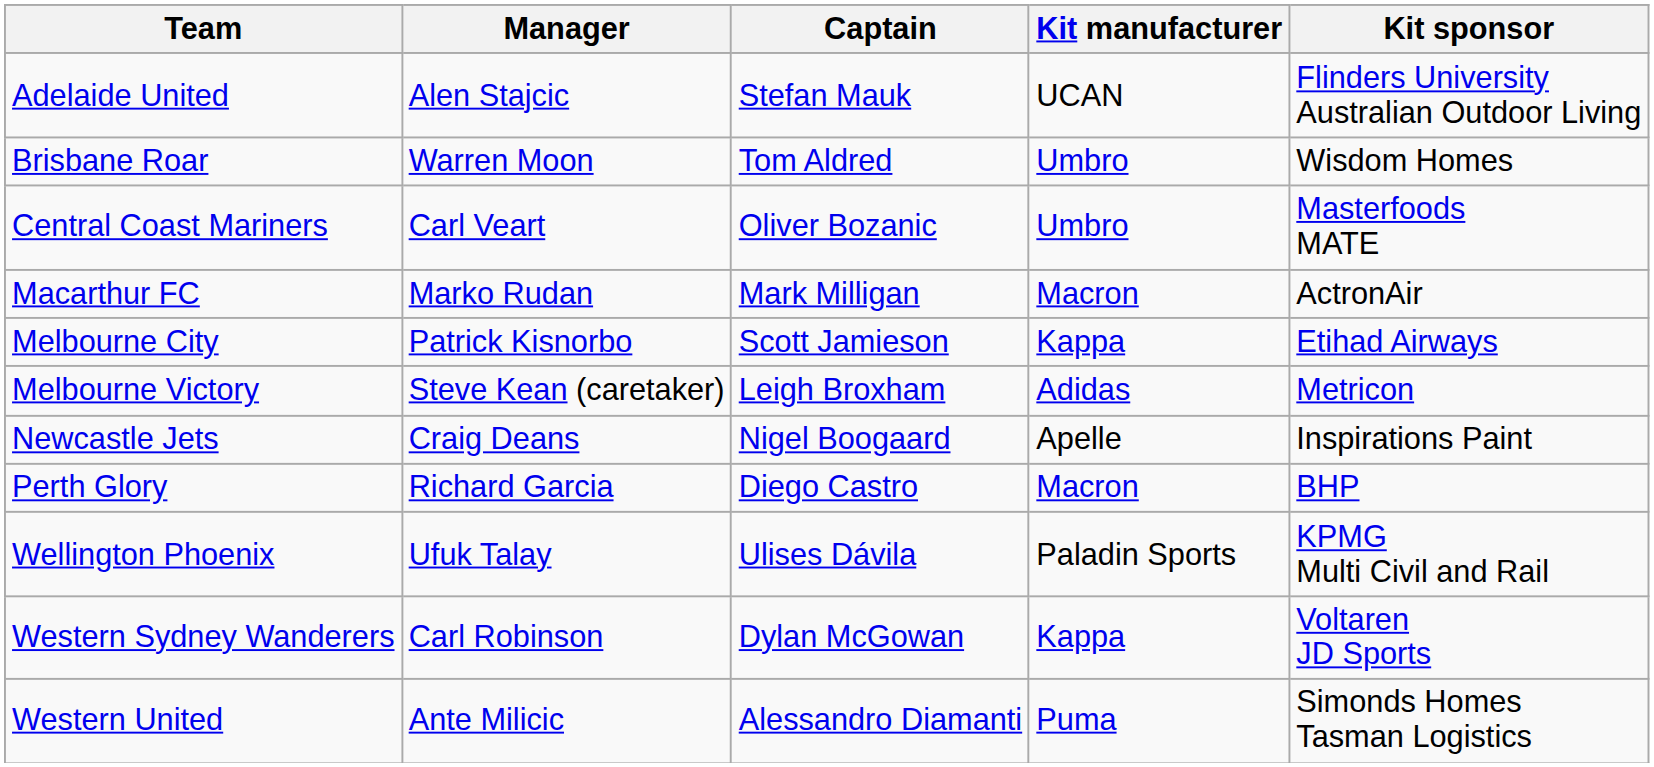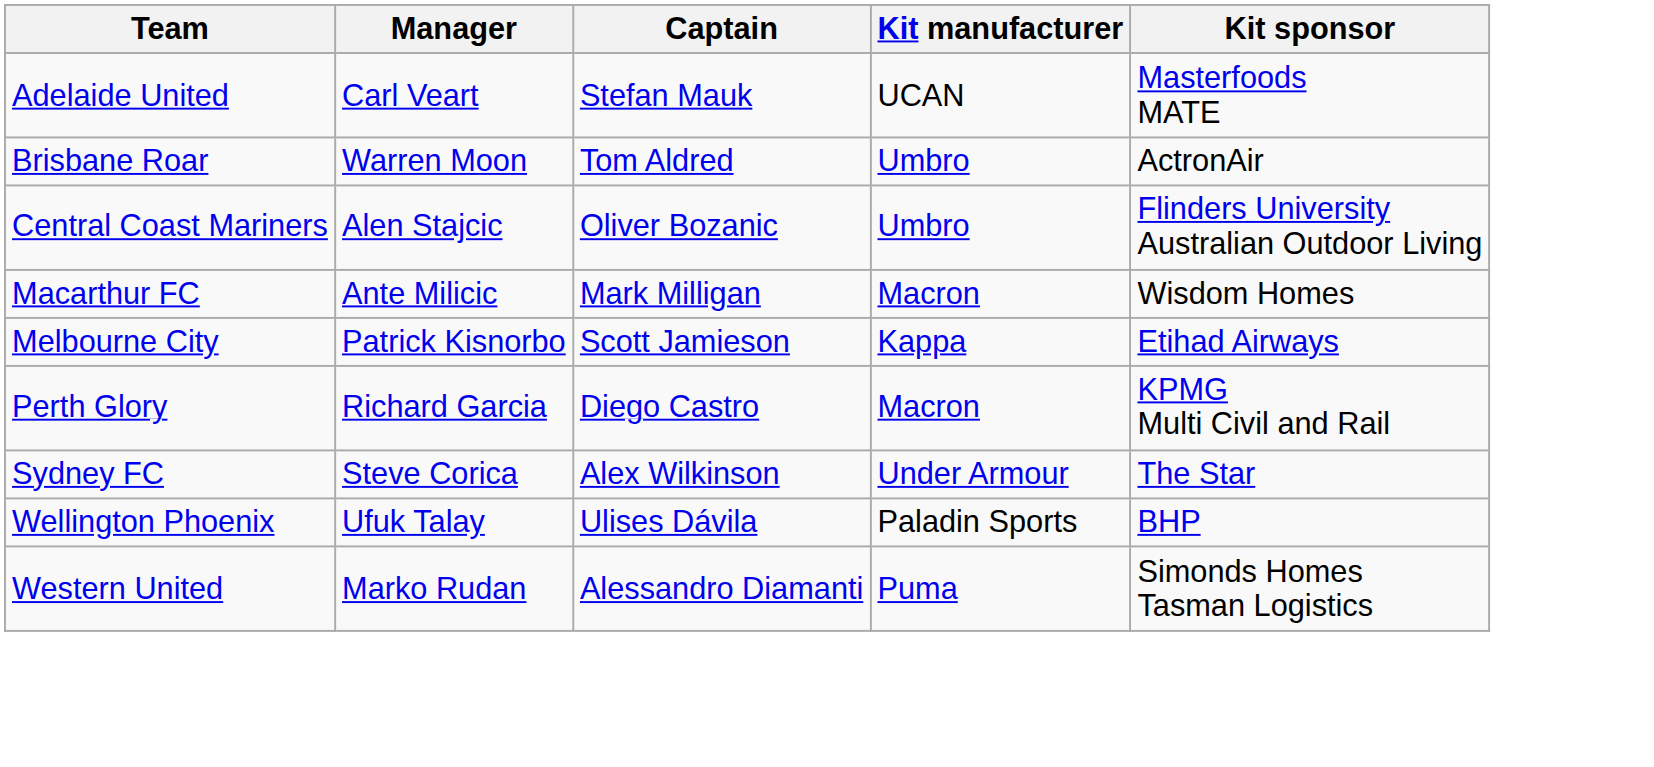(489, 94) Alen Stajcic -> (410, 94) Carl Veart
(1469, 94) Flinders University Australian Outdoor Living -> (1222, 94) Masterfoods MATE
(1405, 160) Wisdom Homes -> (1201, 160) ActronAir
(477, 226) Carl Veart -> (422, 226) Alen Stajcic
(1381, 226) Masterfoods MATE -> (1310, 226) Flinders University Australian Outdoor Living
(501, 292) Marko Rudan -> (420, 292) Ante Milicic
(1359, 292) ActronAir -> (1246, 292) Wisdom Homes
- row: (136, 390)
- row: (115, 439)
(1328, 487) BHP -> (1264, 407) KPMG Multi Civil and Rail
+ row: (88, 473)
(1423, 553) KPMG Multi Civil and Rail -> (1169, 522) BHP
- row: (203, 637)
(486, 720) Ante Milicic -> (434, 588) Marko Rudan
